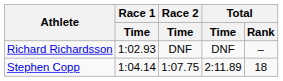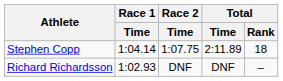rows swapped: (43, 68) <-> (60, 50)
